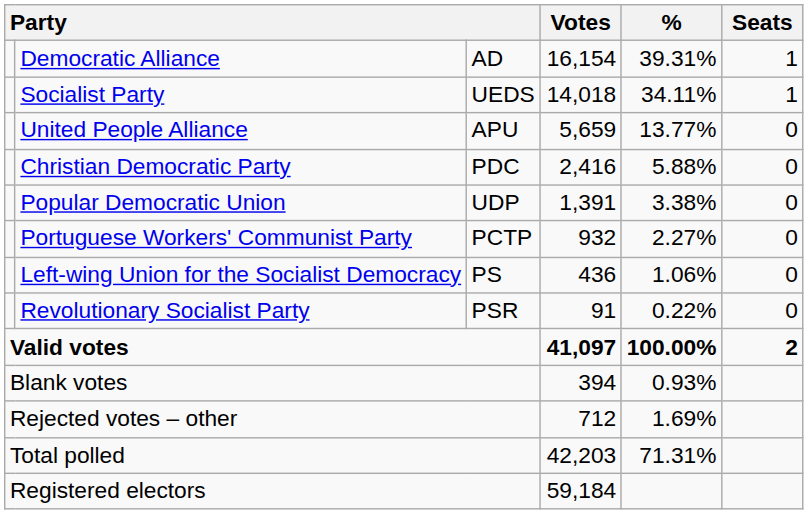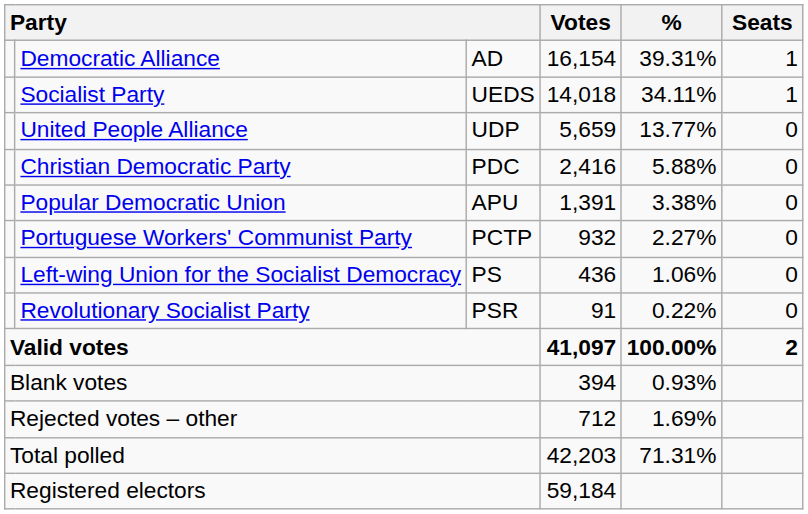(495, 130) APU -> (496, 130) UDP
(496, 202) UDP -> (495, 202) APU
